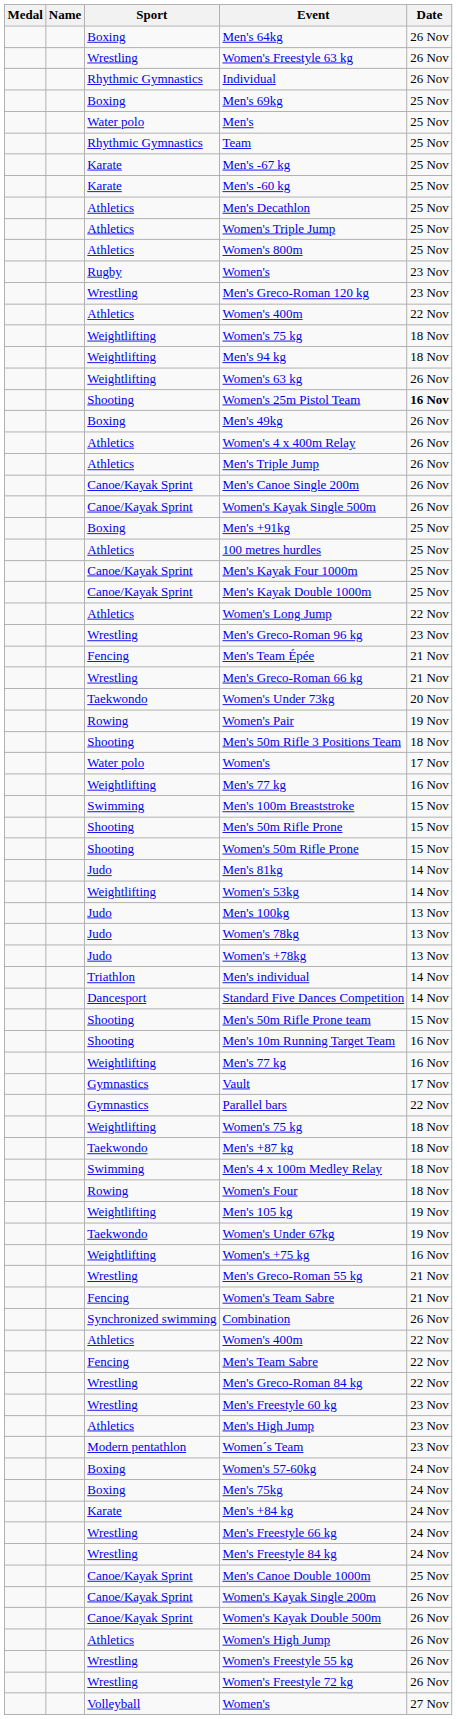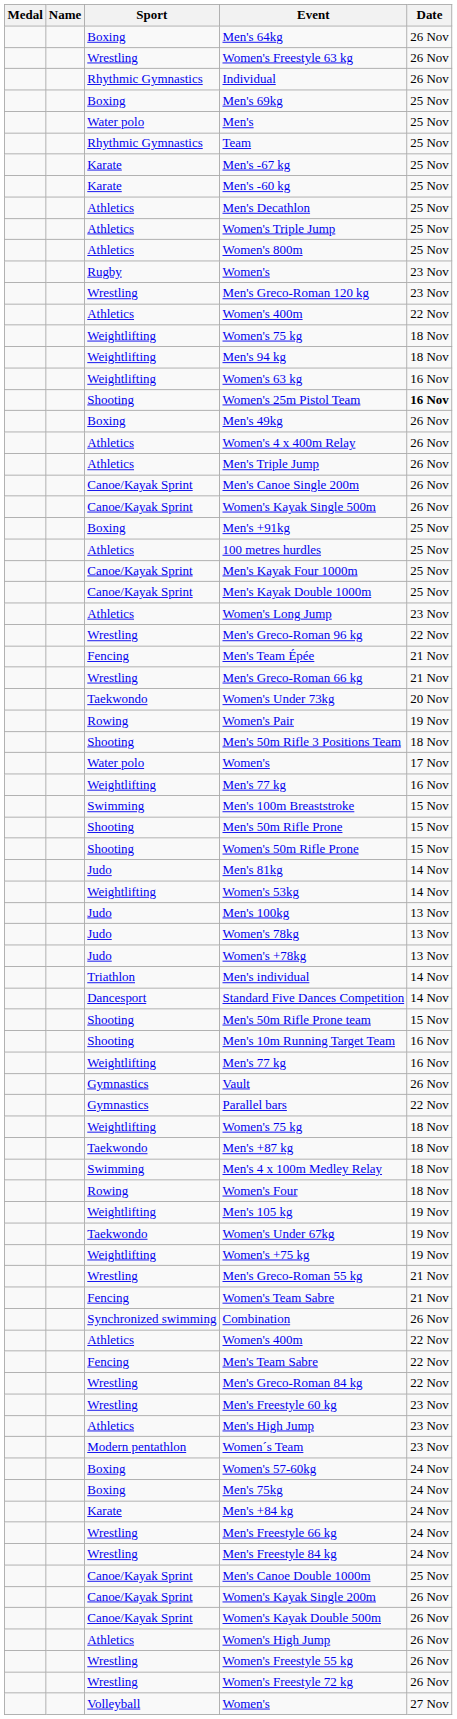(429, 378) 26 Nov -> (429, 378) 16 Nov
(429, 614) 22 Nov -> (429, 614) 23 Nov
(429, 635) 23 Nov -> (429, 635) 22 Nov
(429, 1084) 17 Nov -> (429, 1084) 26 Nov
(429, 1255) 16 Nov -> (429, 1255) 19 Nov
